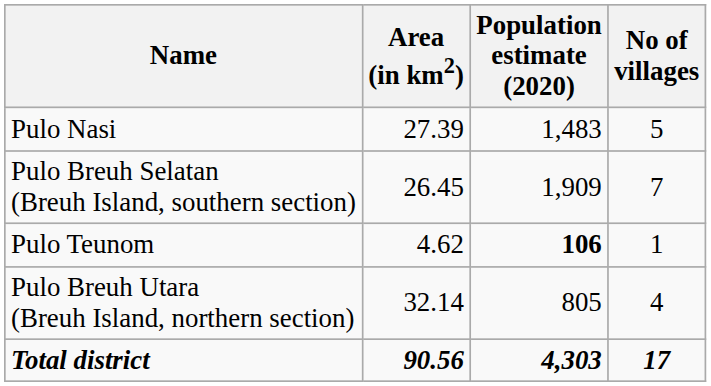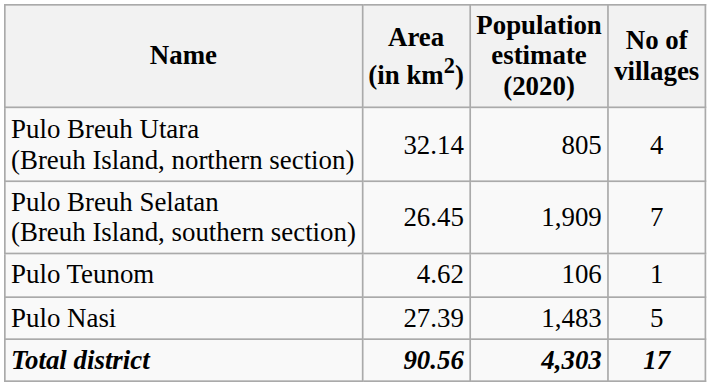rows swapped: (183, 302) <-> (64, 128)
(582, 244) bold -> (582, 274) normal
